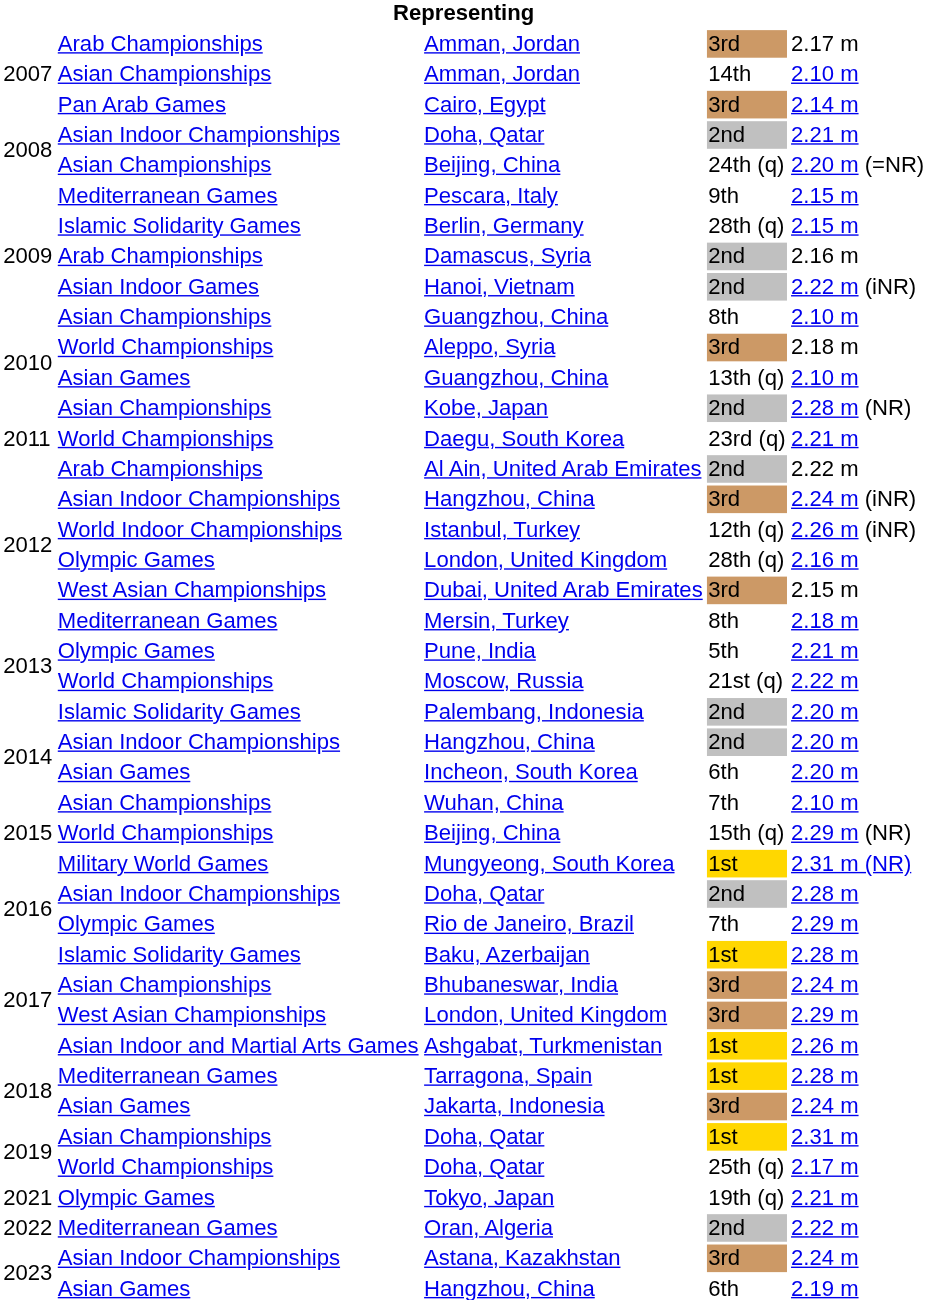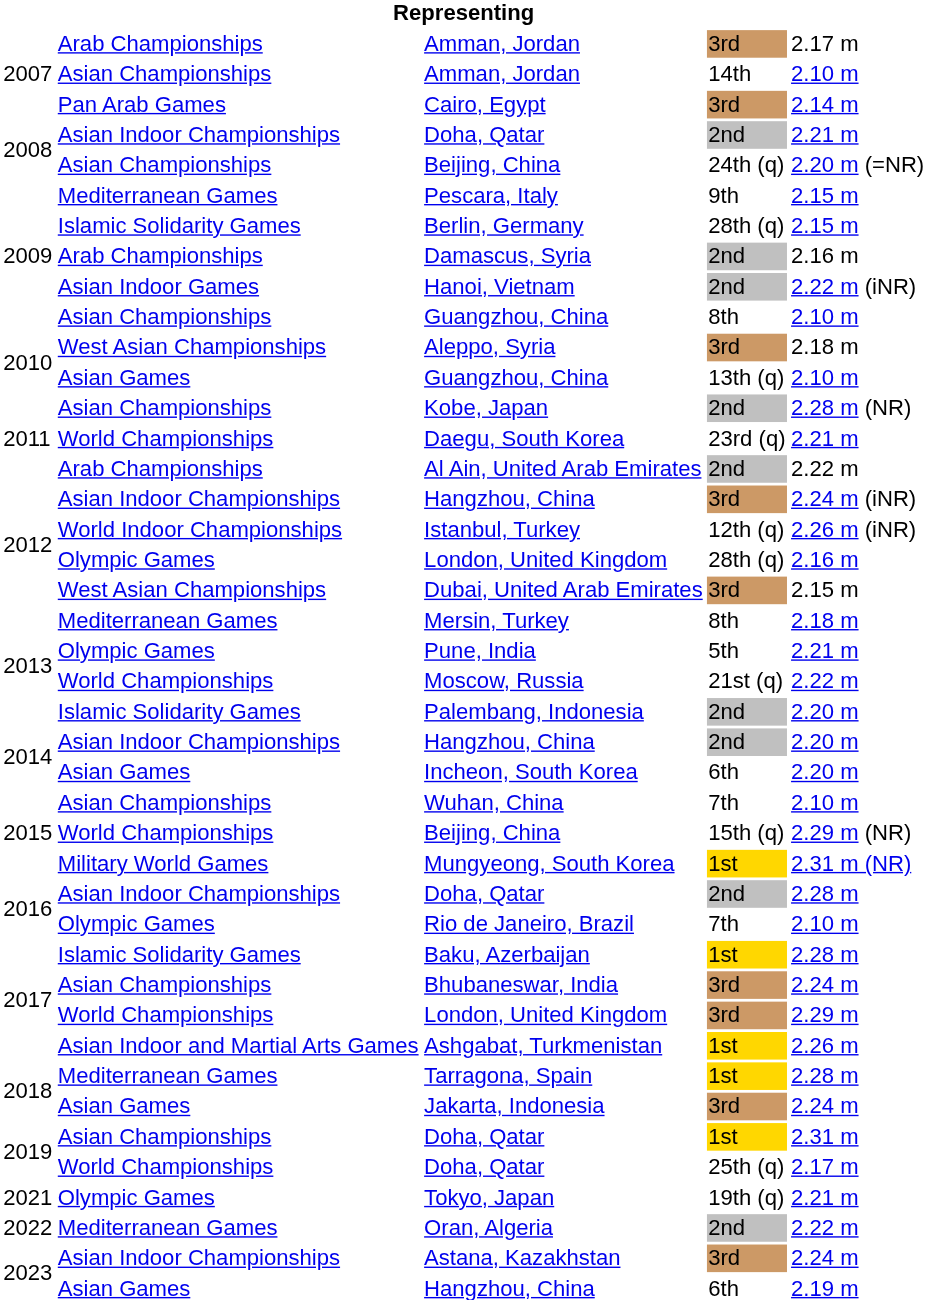(166, 347) World Championships -> (192, 347) West Asian Championships
(825, 924) 2.29 m -> (825, 924) 2.10 m
(192, 1015) West Asian Championships -> (166, 1015) World Championships
